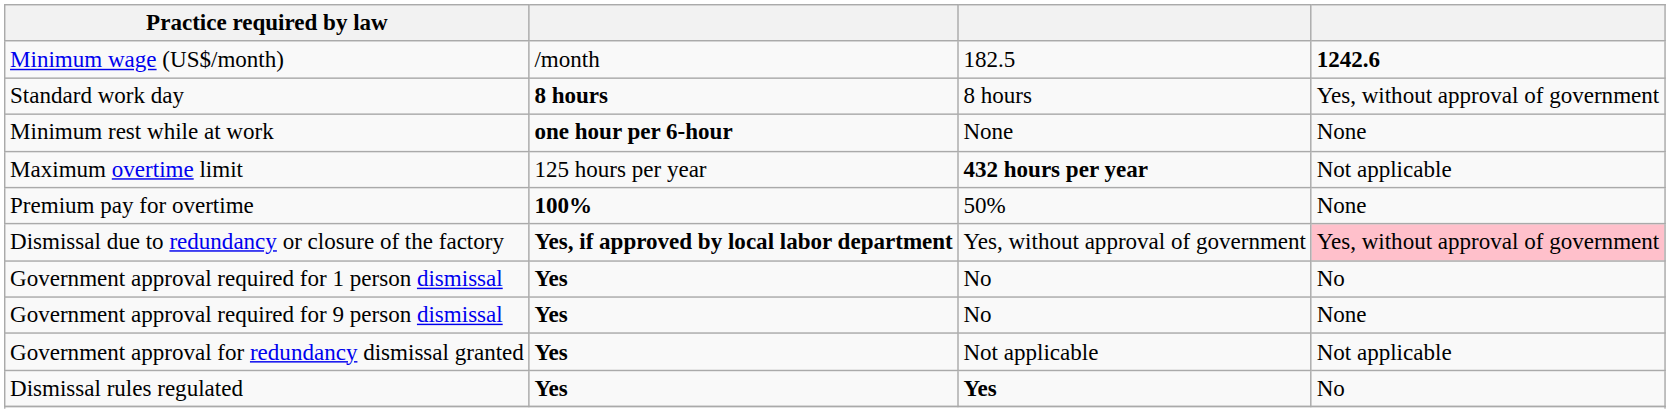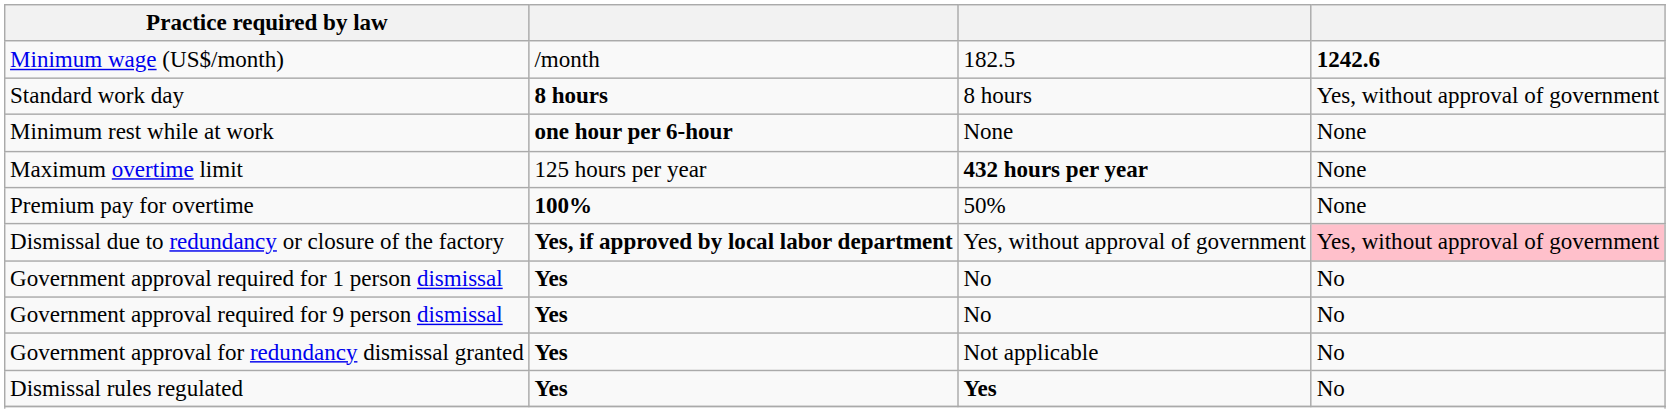(1384, 168) Not applicable -> (1342, 168) None
(1342, 315) None -> (1331, 315) No
(1384, 351) Not applicable -> (1331, 351) No
